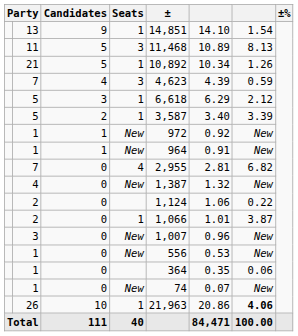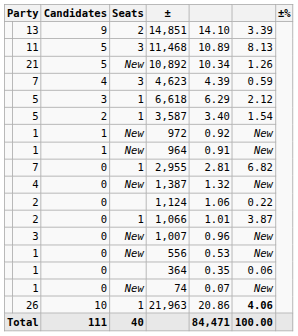(141, 30) 1 -> (141, 30) 2
(260, 30) 1.54 -> (260, 30) 3.39
(141, 64) 1 -> (134, 64) New
(260, 116) 3.39 -> (260, 116) 1.54
(141, 167) 4 -> (141, 167) 1
